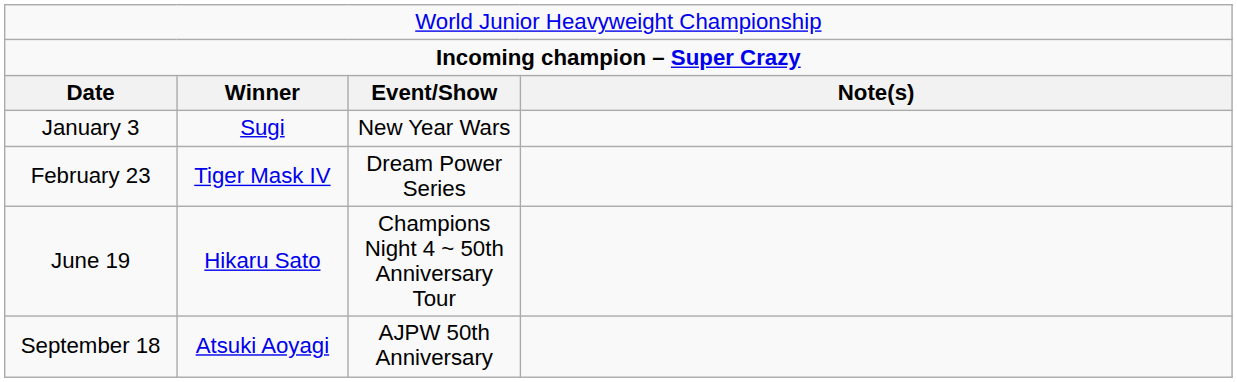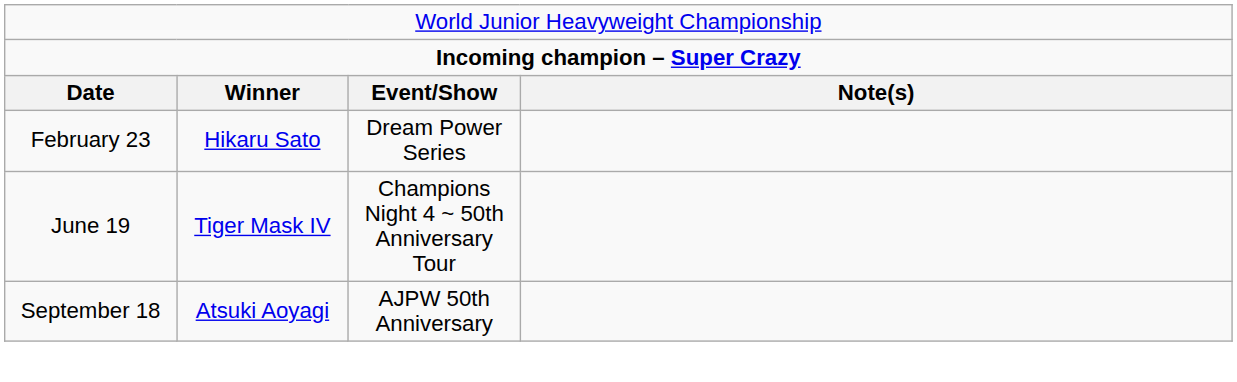- row: (91, 127)
(262, 175) Tiger Mask IV -> (262, 140) Hikaru Sato
(262, 261) Hikaru Sato -> (262, 225) Tiger Mask IV
